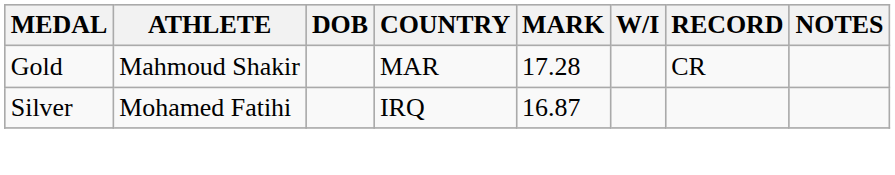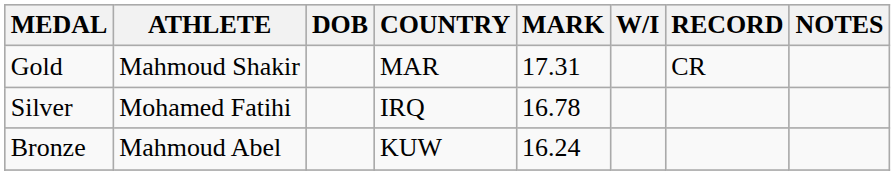(551, 66) 17.28 -> (551, 66) 17.31
(551, 107) 16.87 -> (551, 107) 16.78
+ row: (48, 148)
